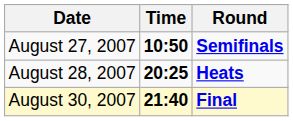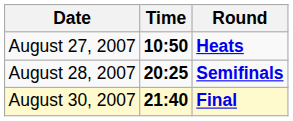(240, 45) Semifinals -> (220, 45) Heats
(220, 73) Heats -> (240, 73) Semifinals
